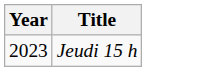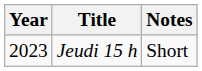+ column: (169, 19)
